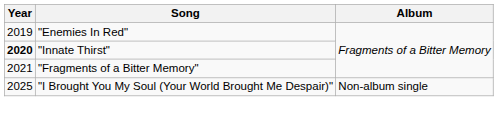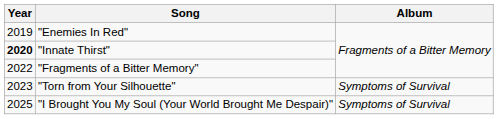(20, 68) 2021 -> (20, 68) 2022
+ row: (107, 86)
(383, 86) Non-album single -> (394, 104) Symptoms of Survival
